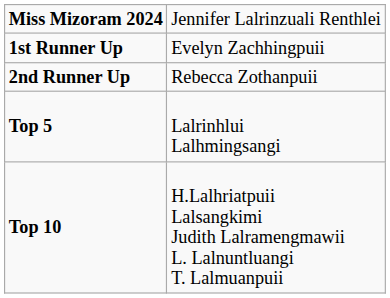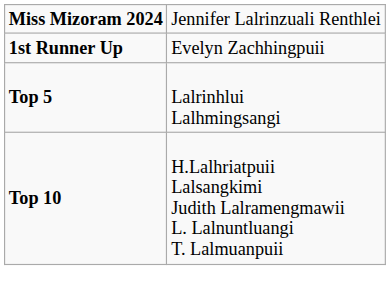- row: (69, 76)
